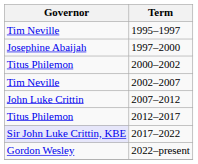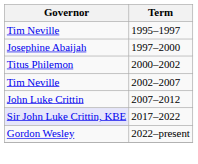- row: (156, 116)
